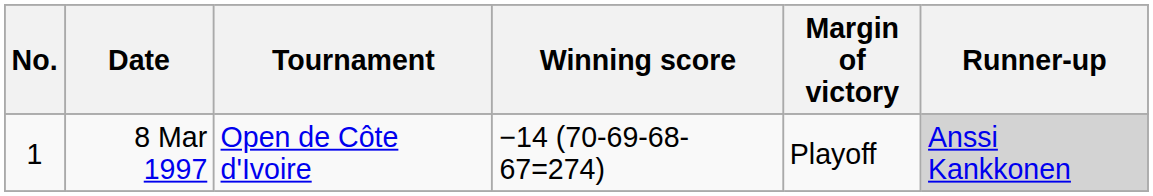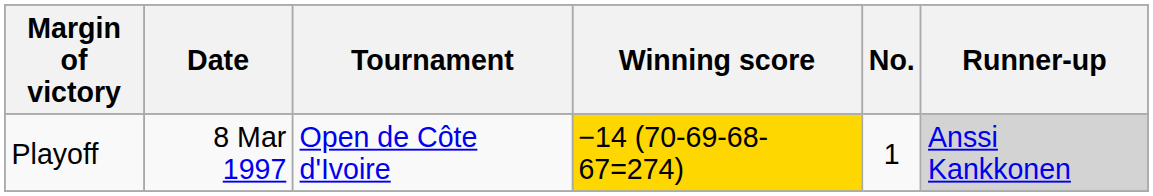columns swapped: (35, 60) <-> (852, 60)
(594, 153) no background -> (673, 153) gold background
